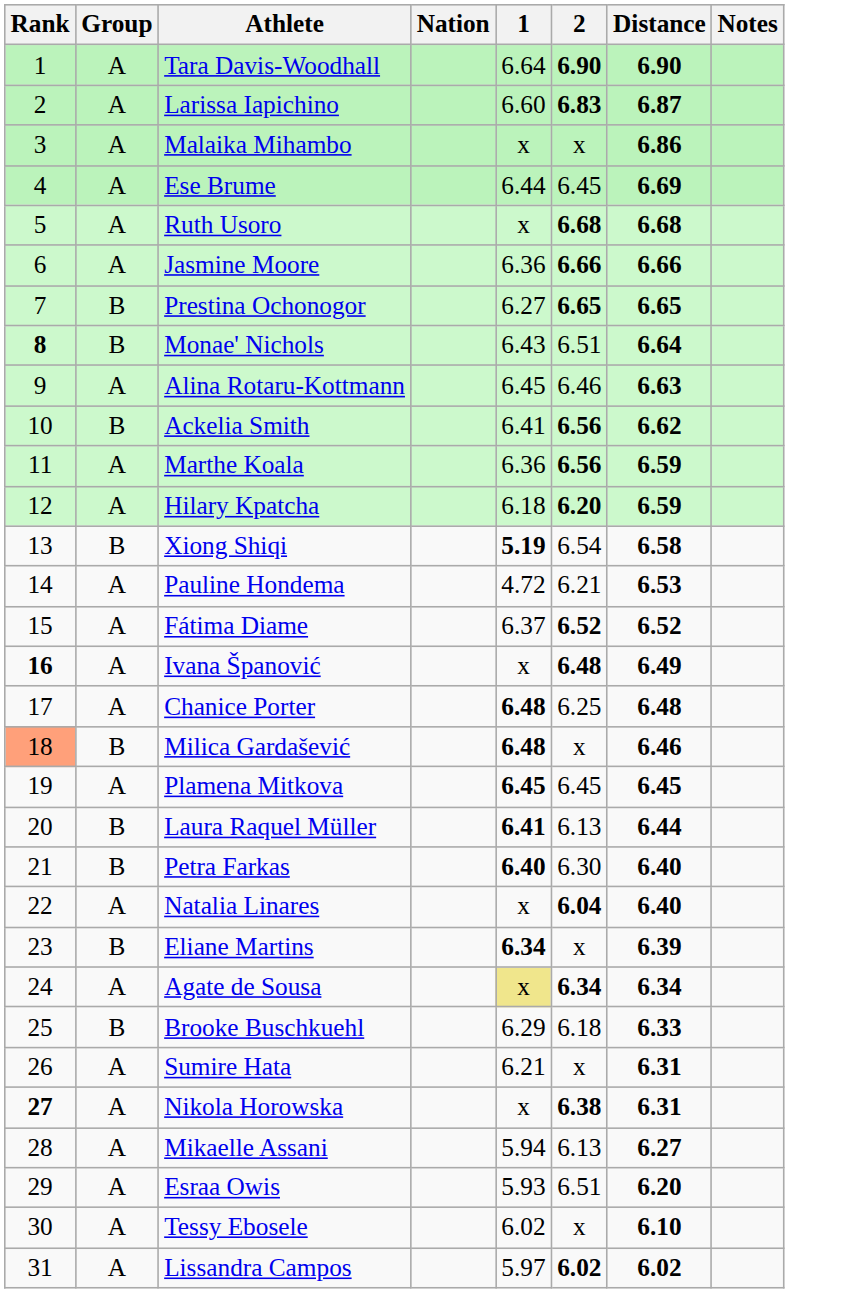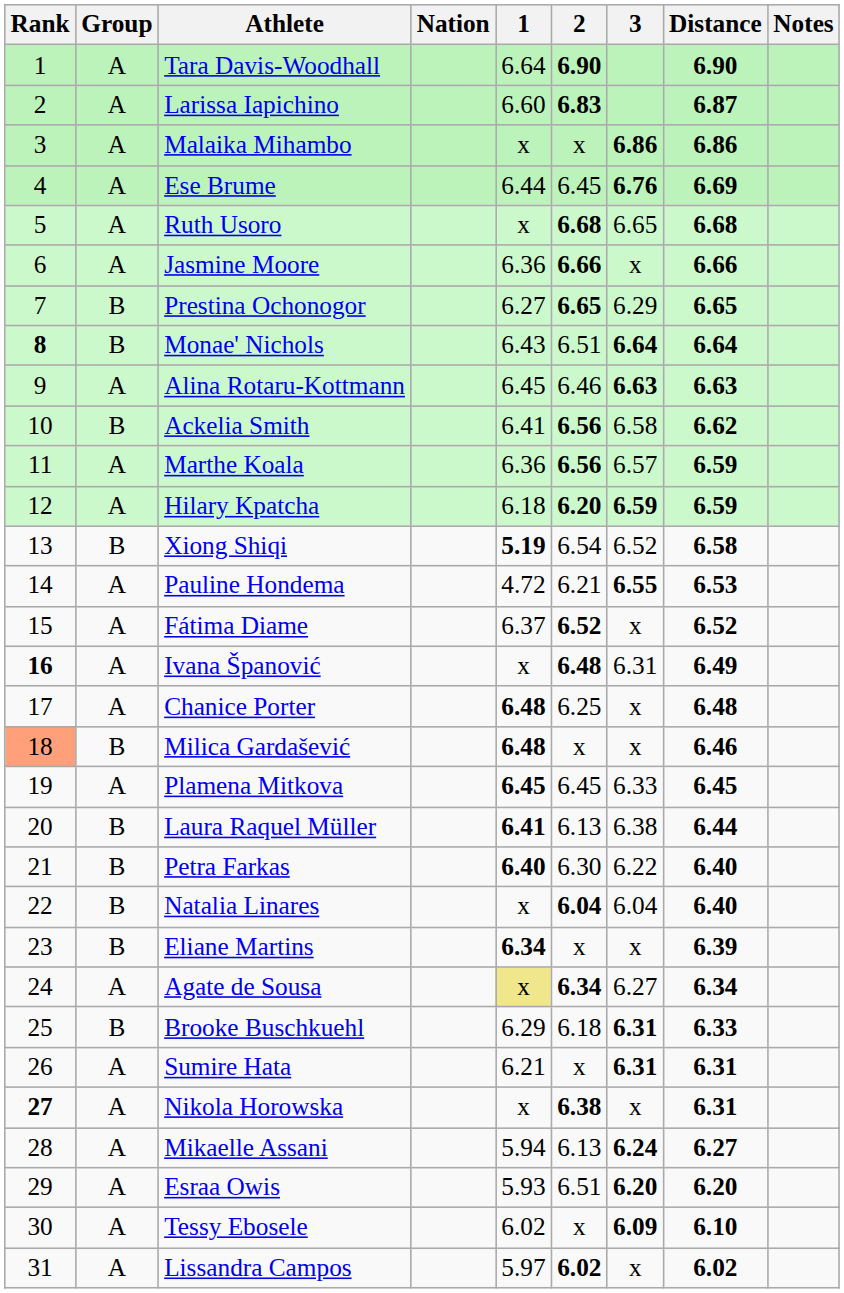+ column: (635, 24)
(117, 906) A -> (117, 906) B
